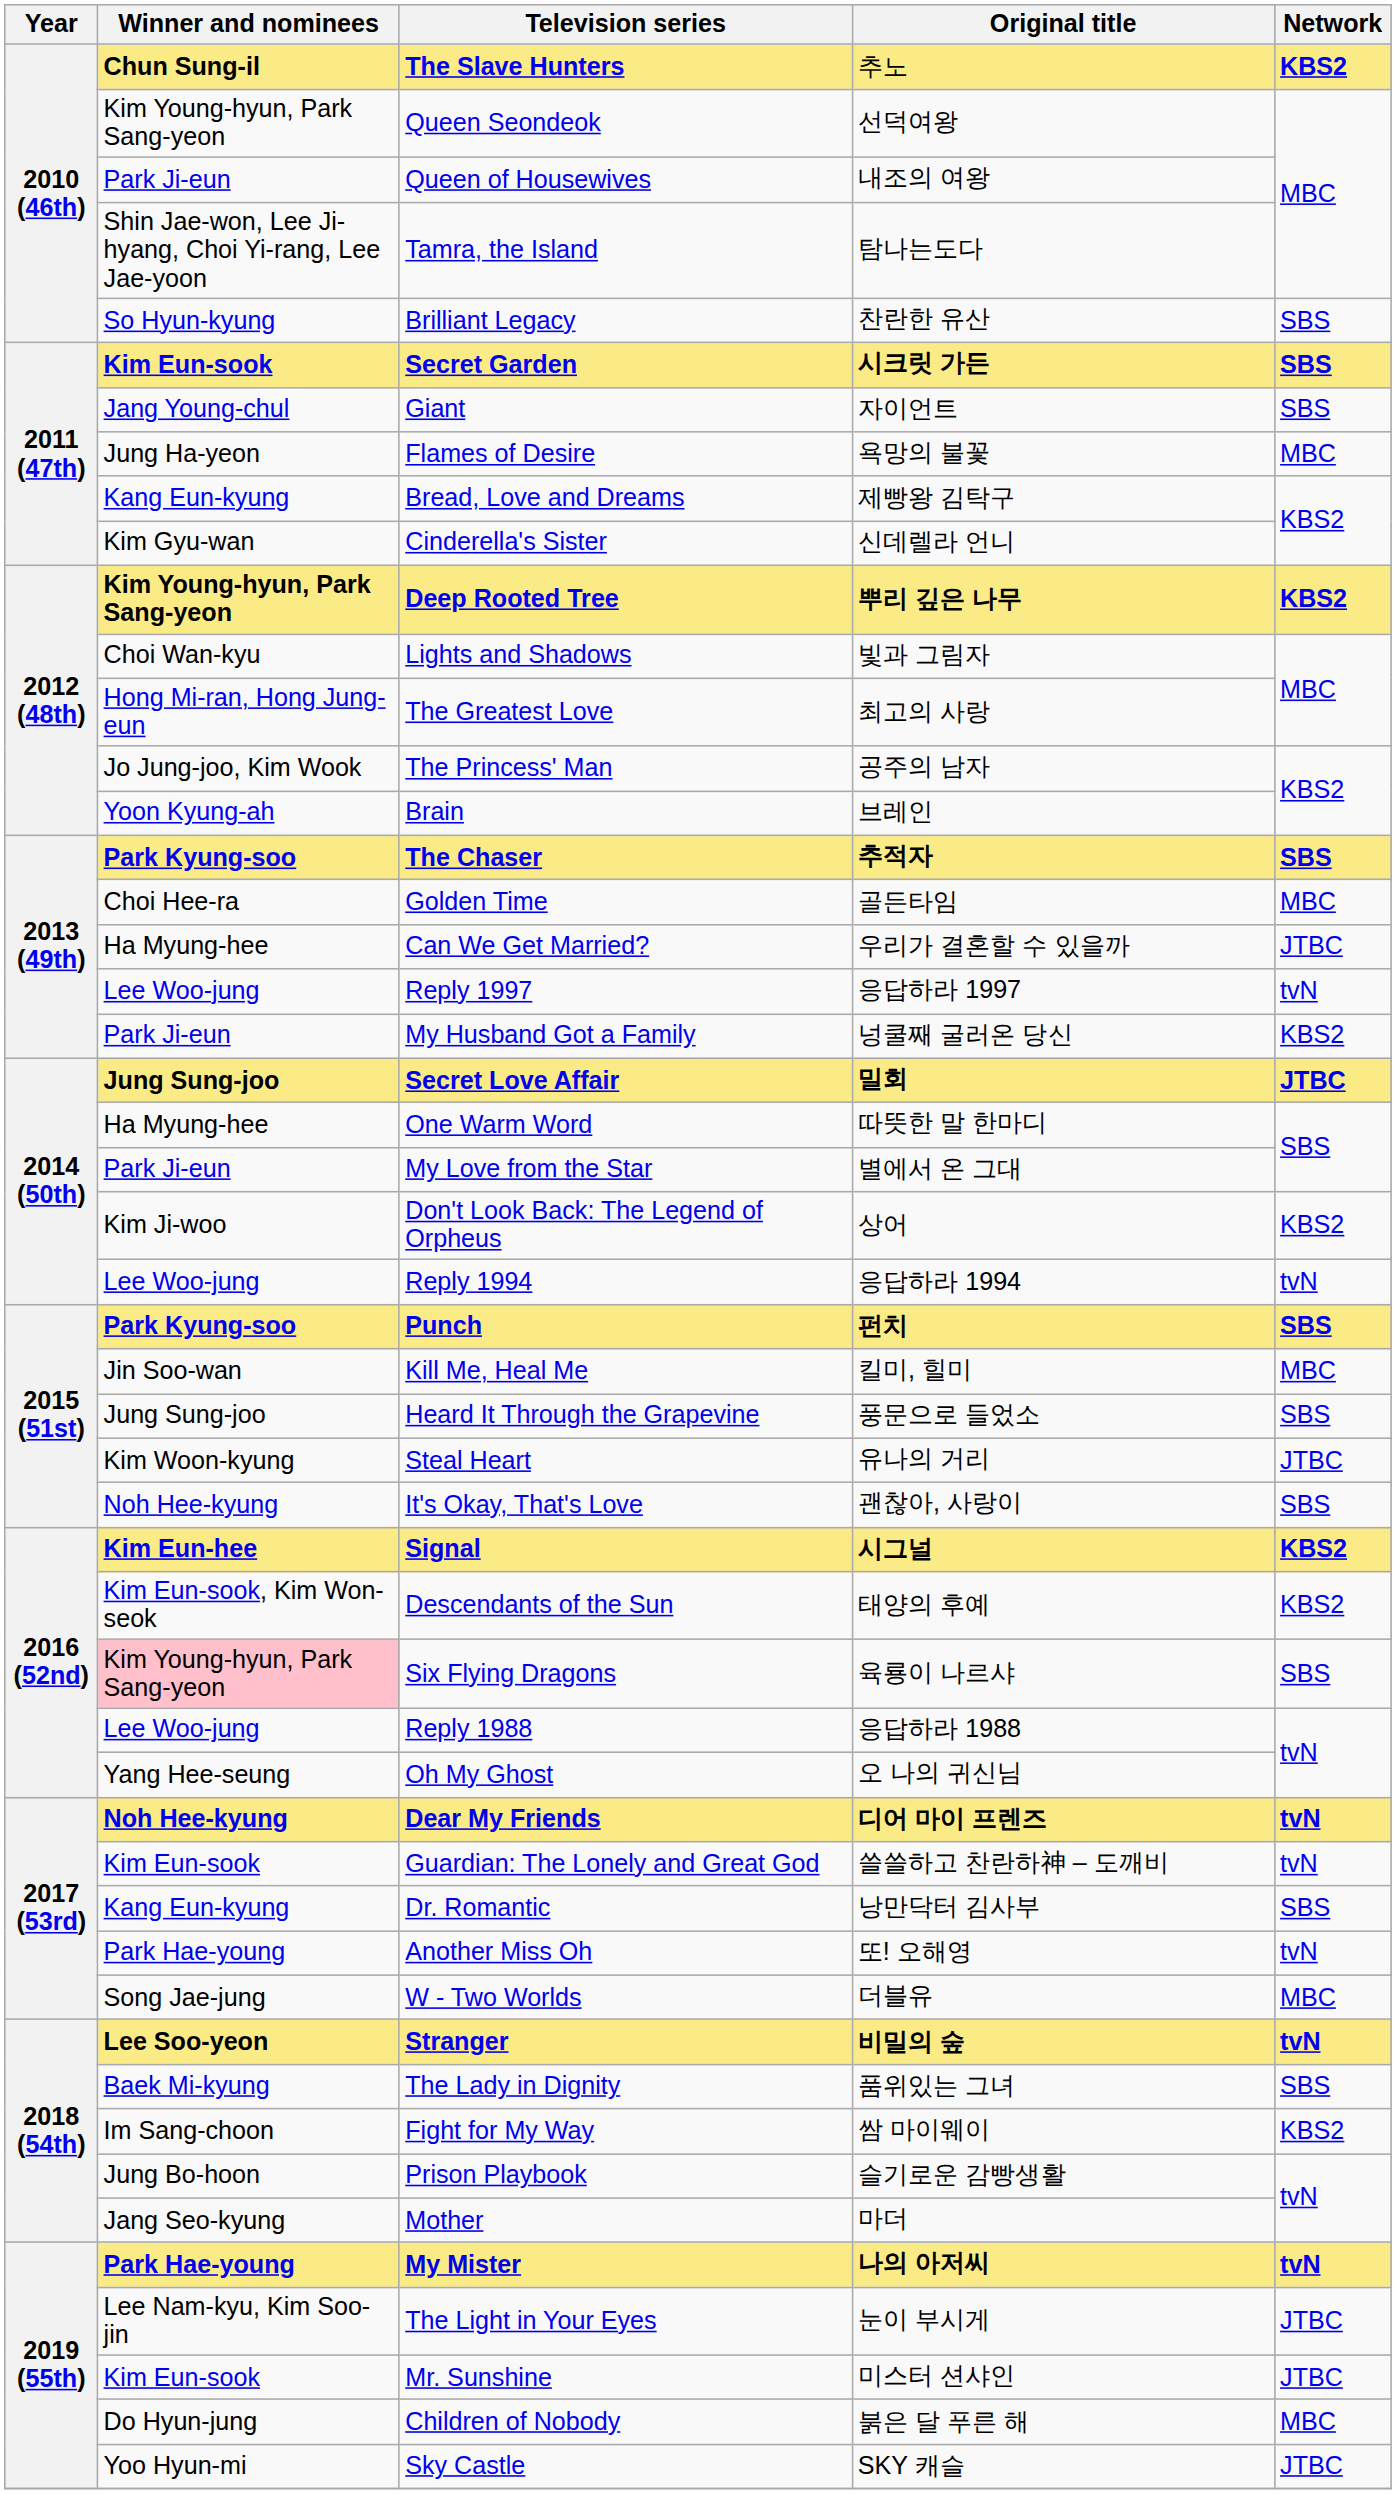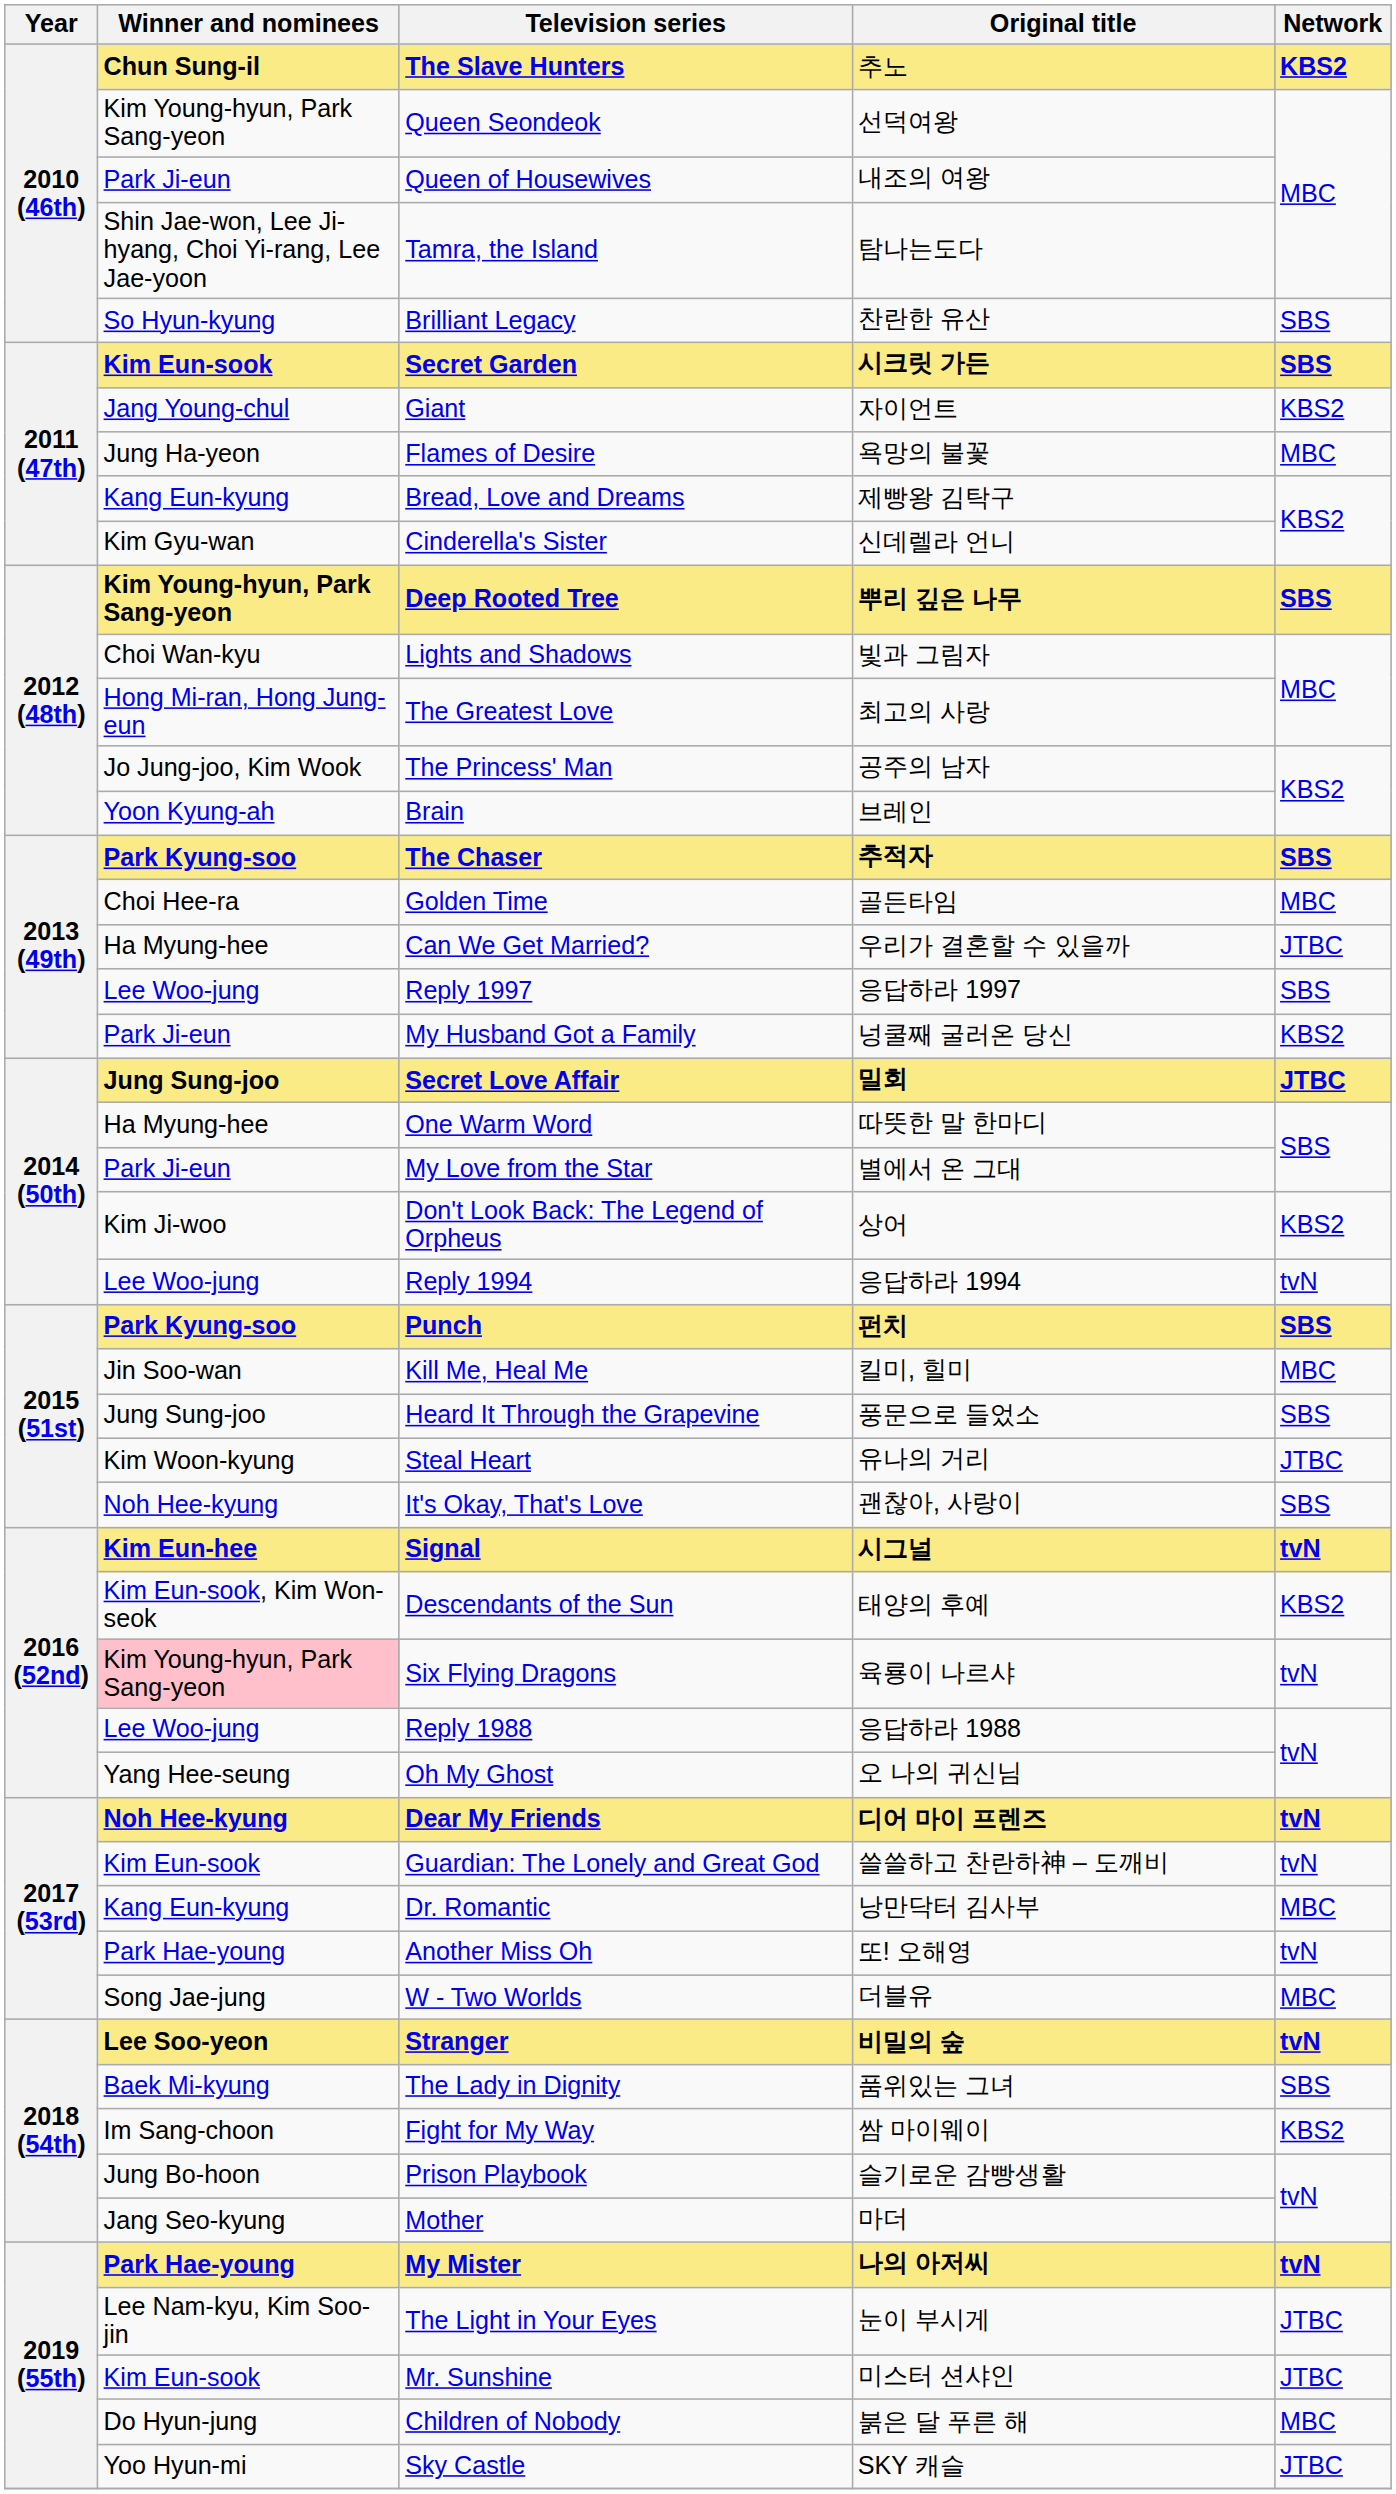(1305, 409) SBS -> (1312, 409) KBS2
(1314, 599) KBS2 -> (1306, 599) SBS
(1299, 990) tvN -> (1305, 990) SBS
(1314, 1549) KBS2 -> (1300, 1549) tvN
(1305, 1673) SBS -> (1299, 1673) tvN
(1305, 1908) SBS -> (1308, 1908) MBC
